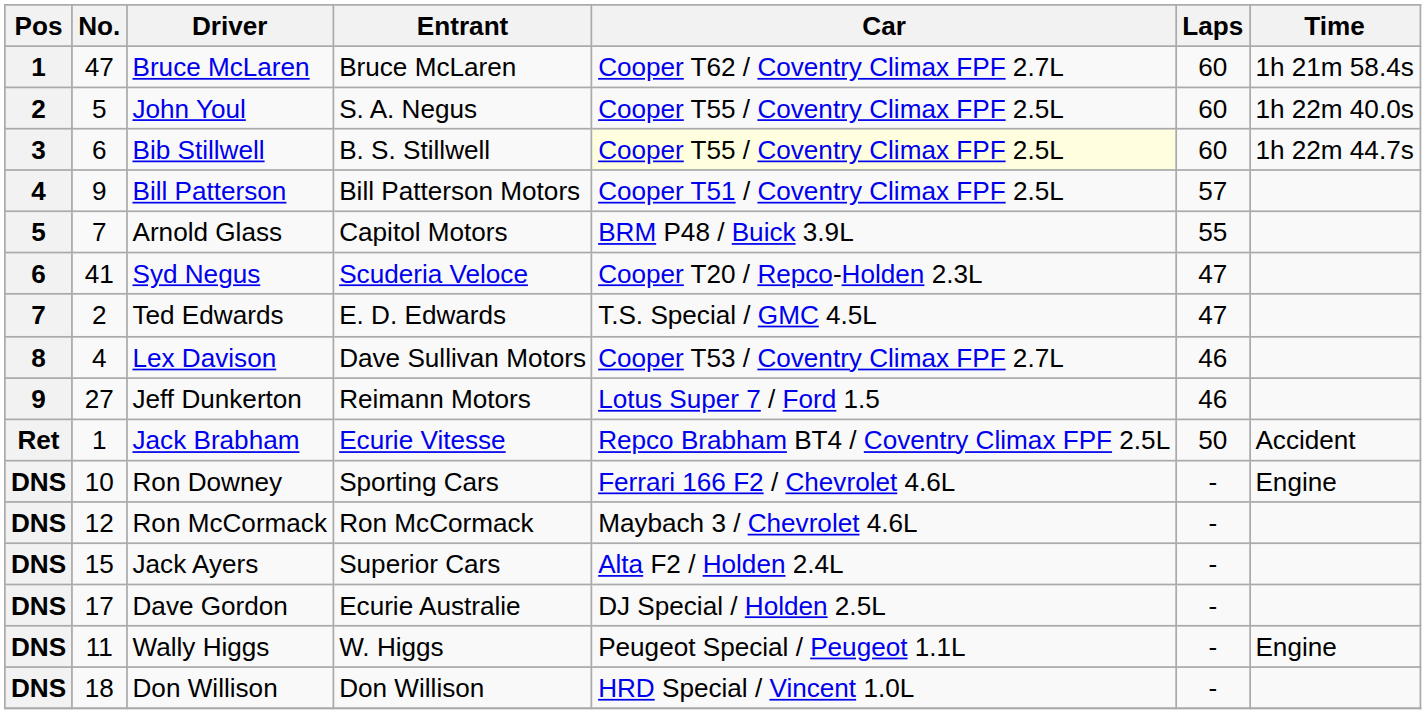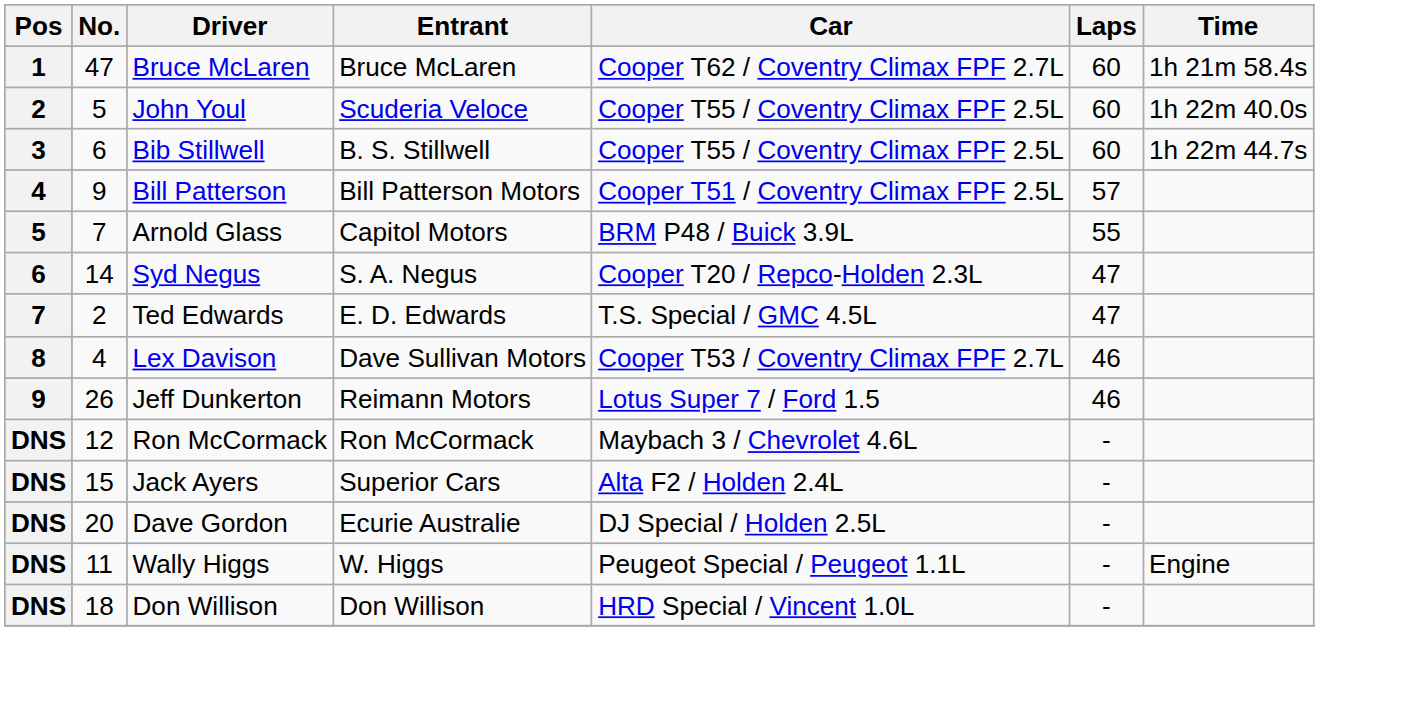(408, 109) S. A. Negus -> (434, 109) Scuderia Veloce
(831, 150) lightyellow background -> (831, 150) no background
(99, 274) 41 -> (99, 274) 14
(434, 274) Scuderia Veloce -> (408, 274) S. A. Negus
(99, 398) 27 -> (99, 398) 26
- row: (216, 440)
- row: (207, 481)
(99, 605) 17 -> (99, 522) 20
